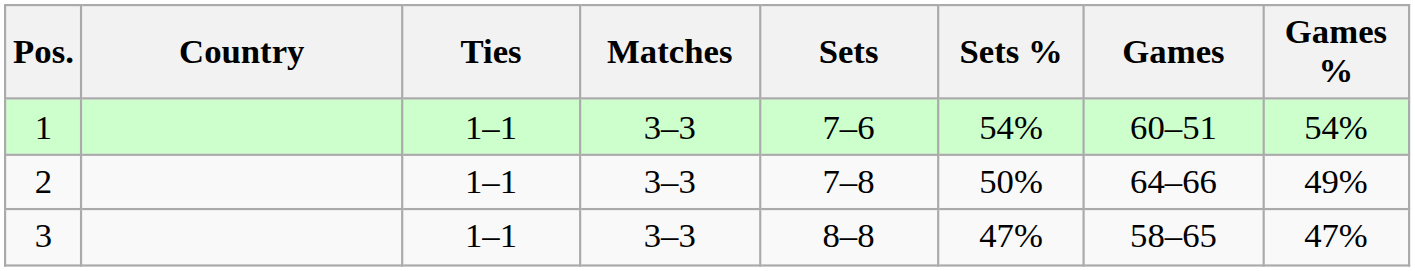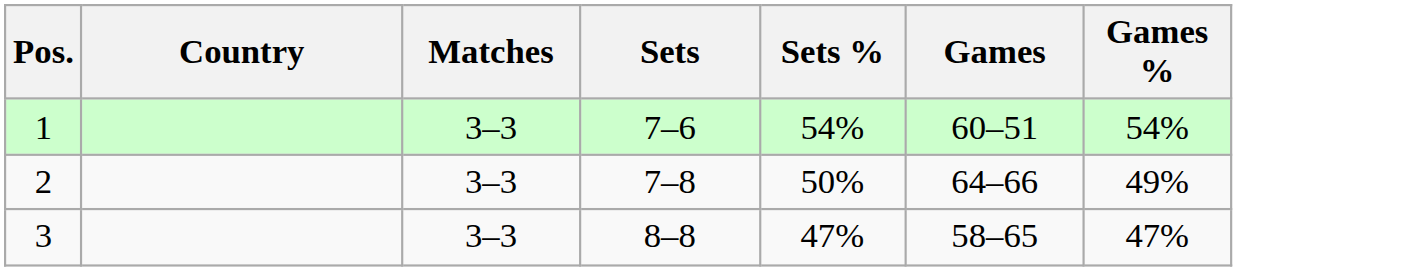- column: (491, 51)
